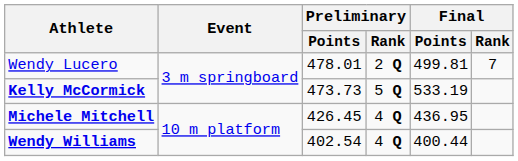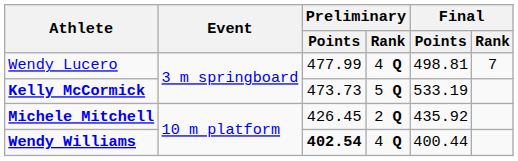(334, 65) 478.01 -> (334, 65) 477.99
(388, 65) 2 Q -> (388, 65) 4 Q
(441, 65) 499.81 -> (441, 65) 498.81
(388, 116) 4 Q -> (388, 116) 2 Q
(441, 116) 436.95 -> (441, 116) 435.92
(334, 142) normal -> (334, 142) bold
